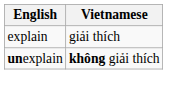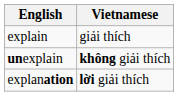+ row: (40, 79)
